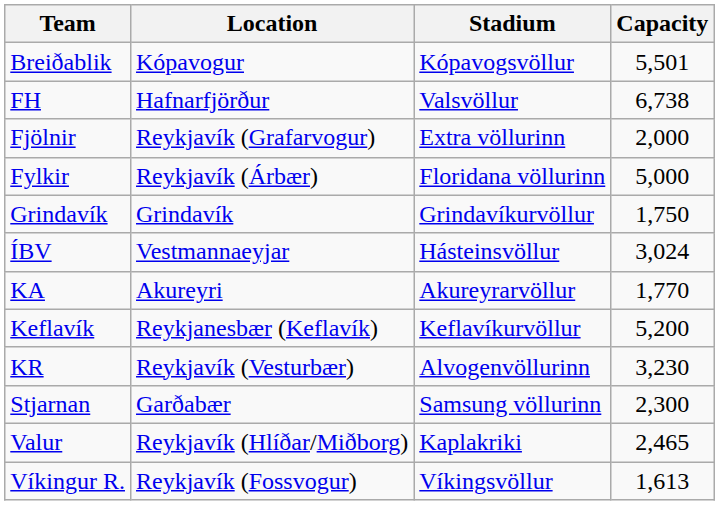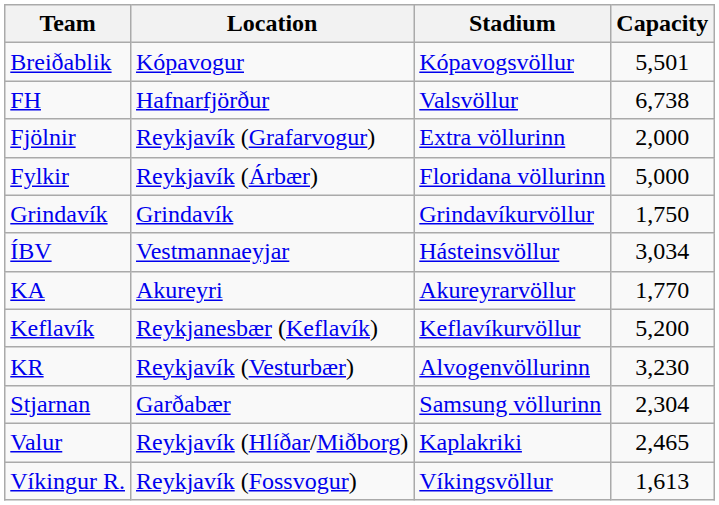(662, 251) 3,024 -> (662, 251) 3,034
(662, 404) 2,300 -> (662, 404) 2,304
